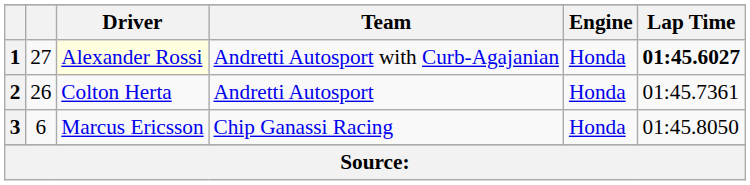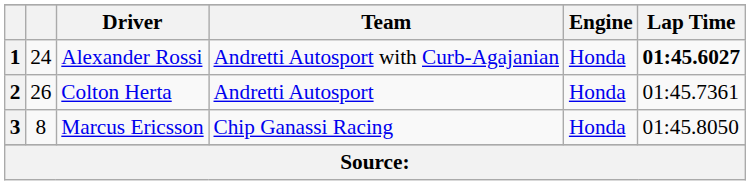(41, 57) 27 -> (41, 57) 24
(132, 57) lightyellow background -> (132, 57) no background
(41, 127) 6 -> (41, 127) 8
